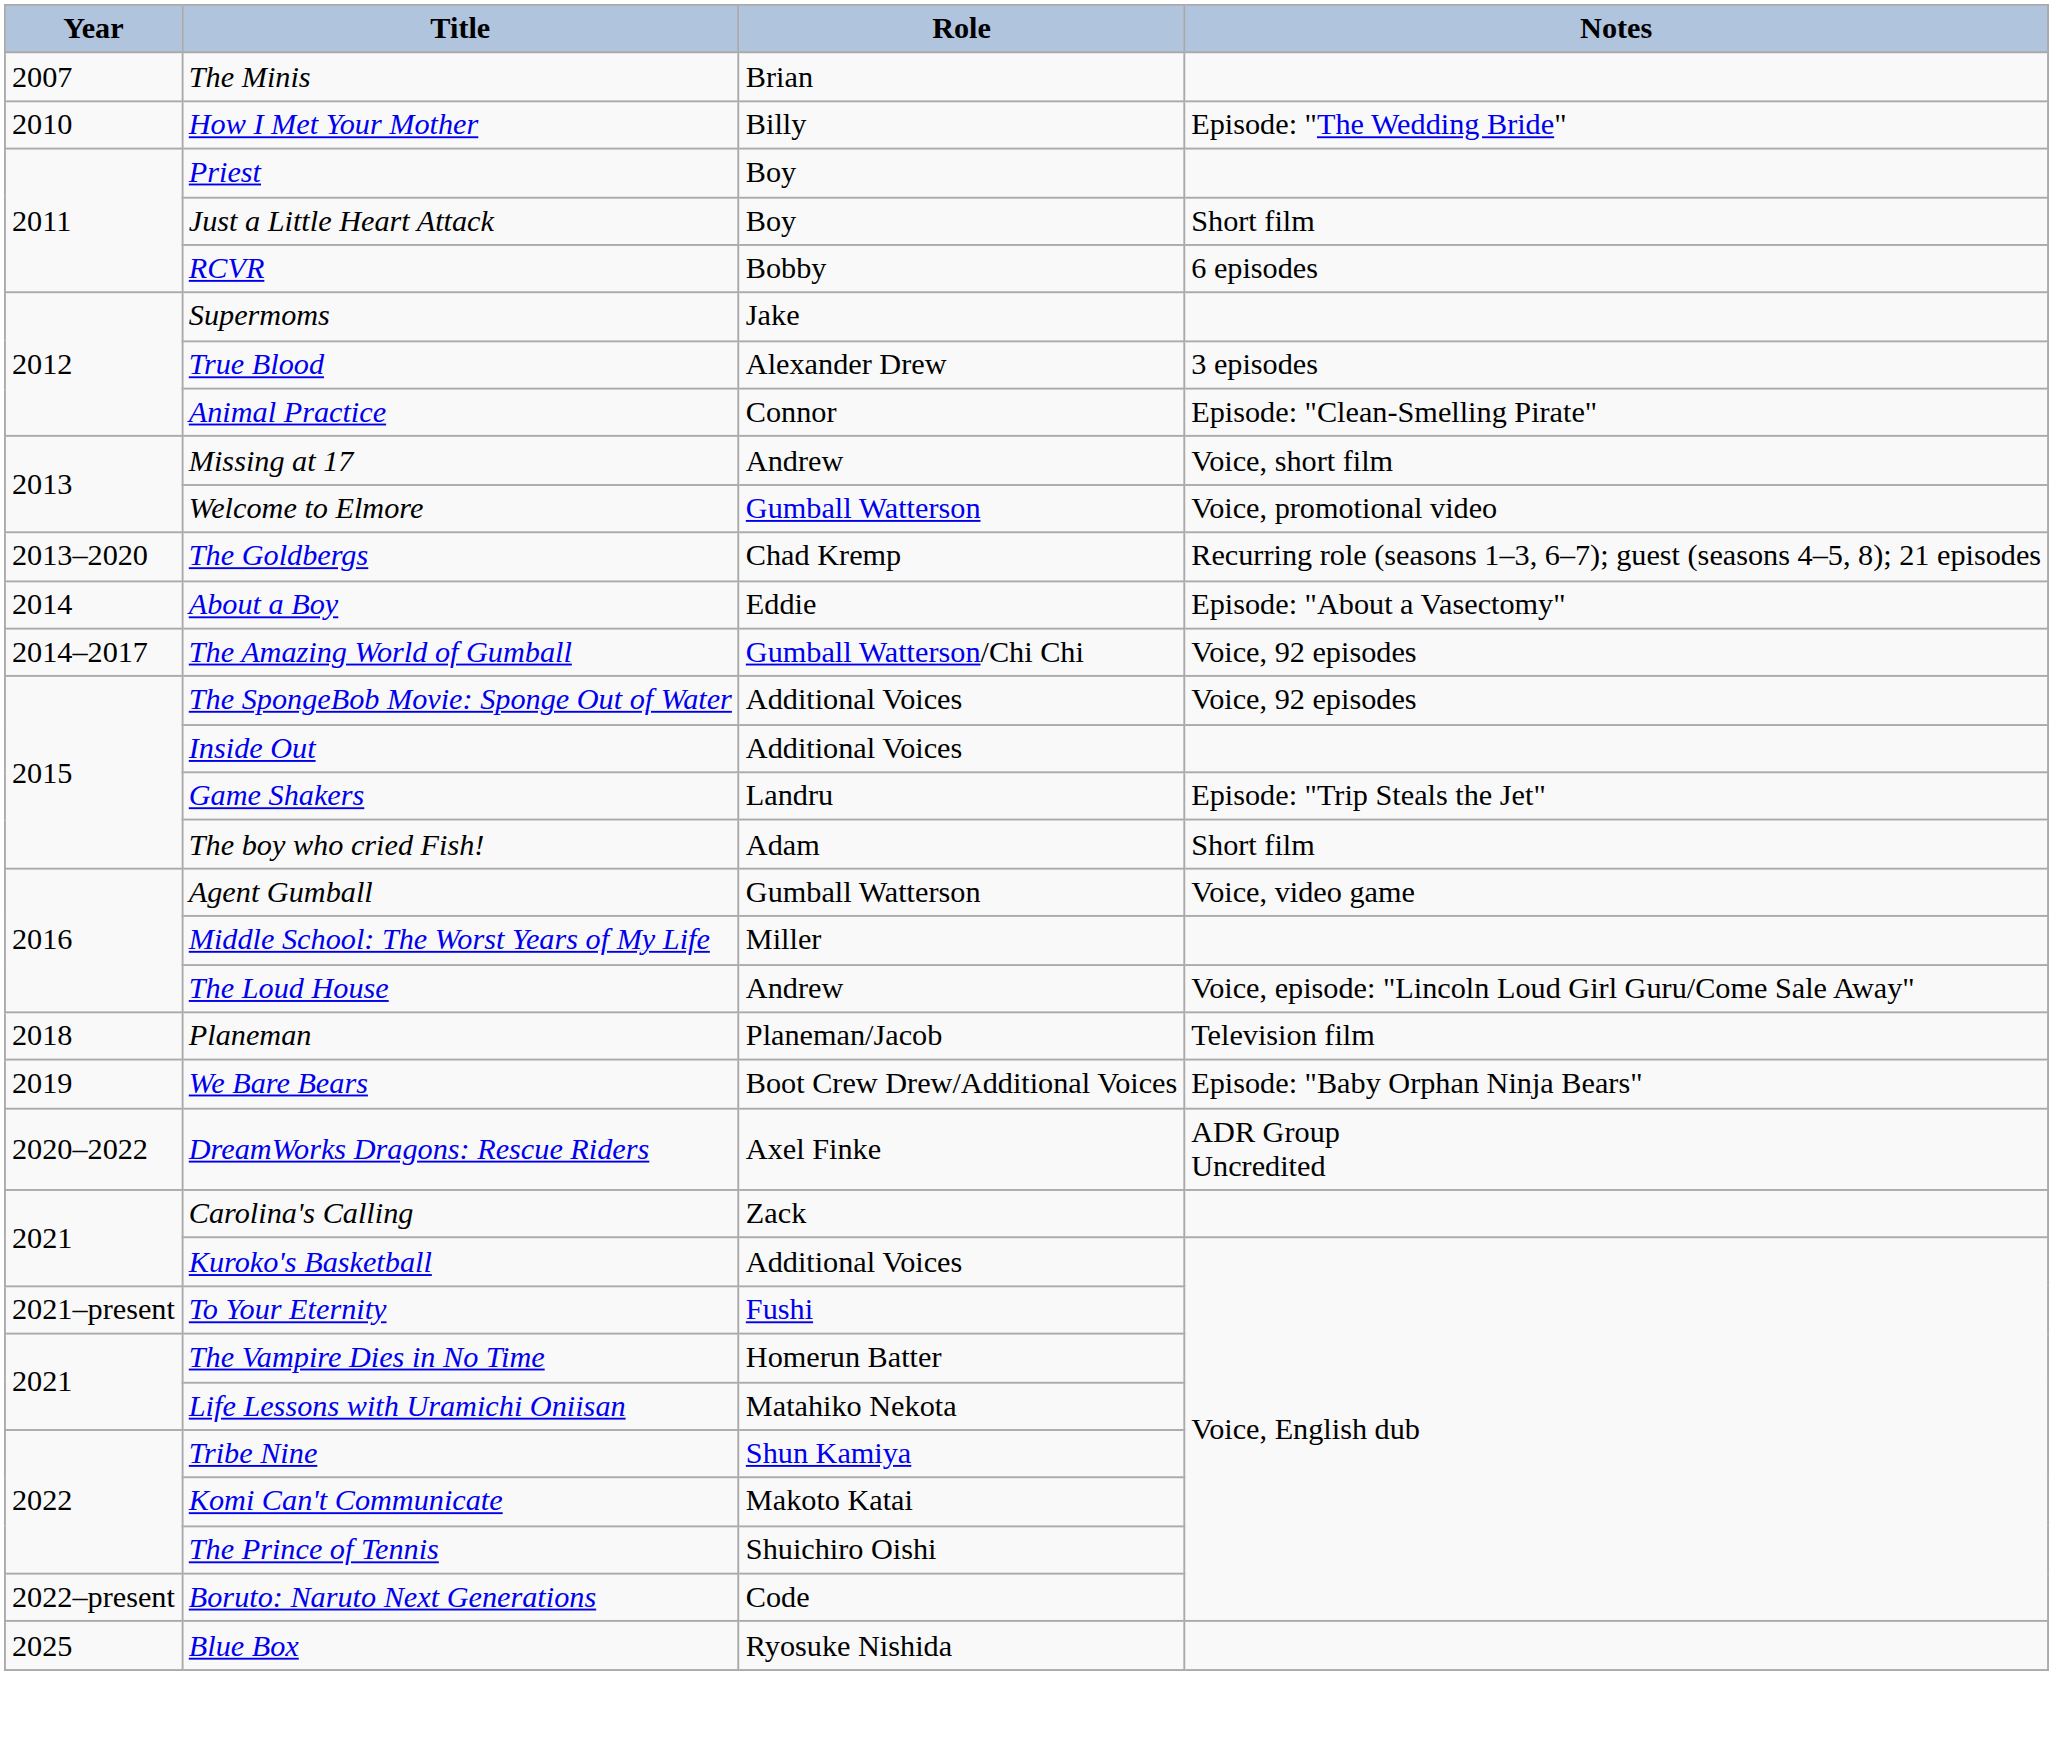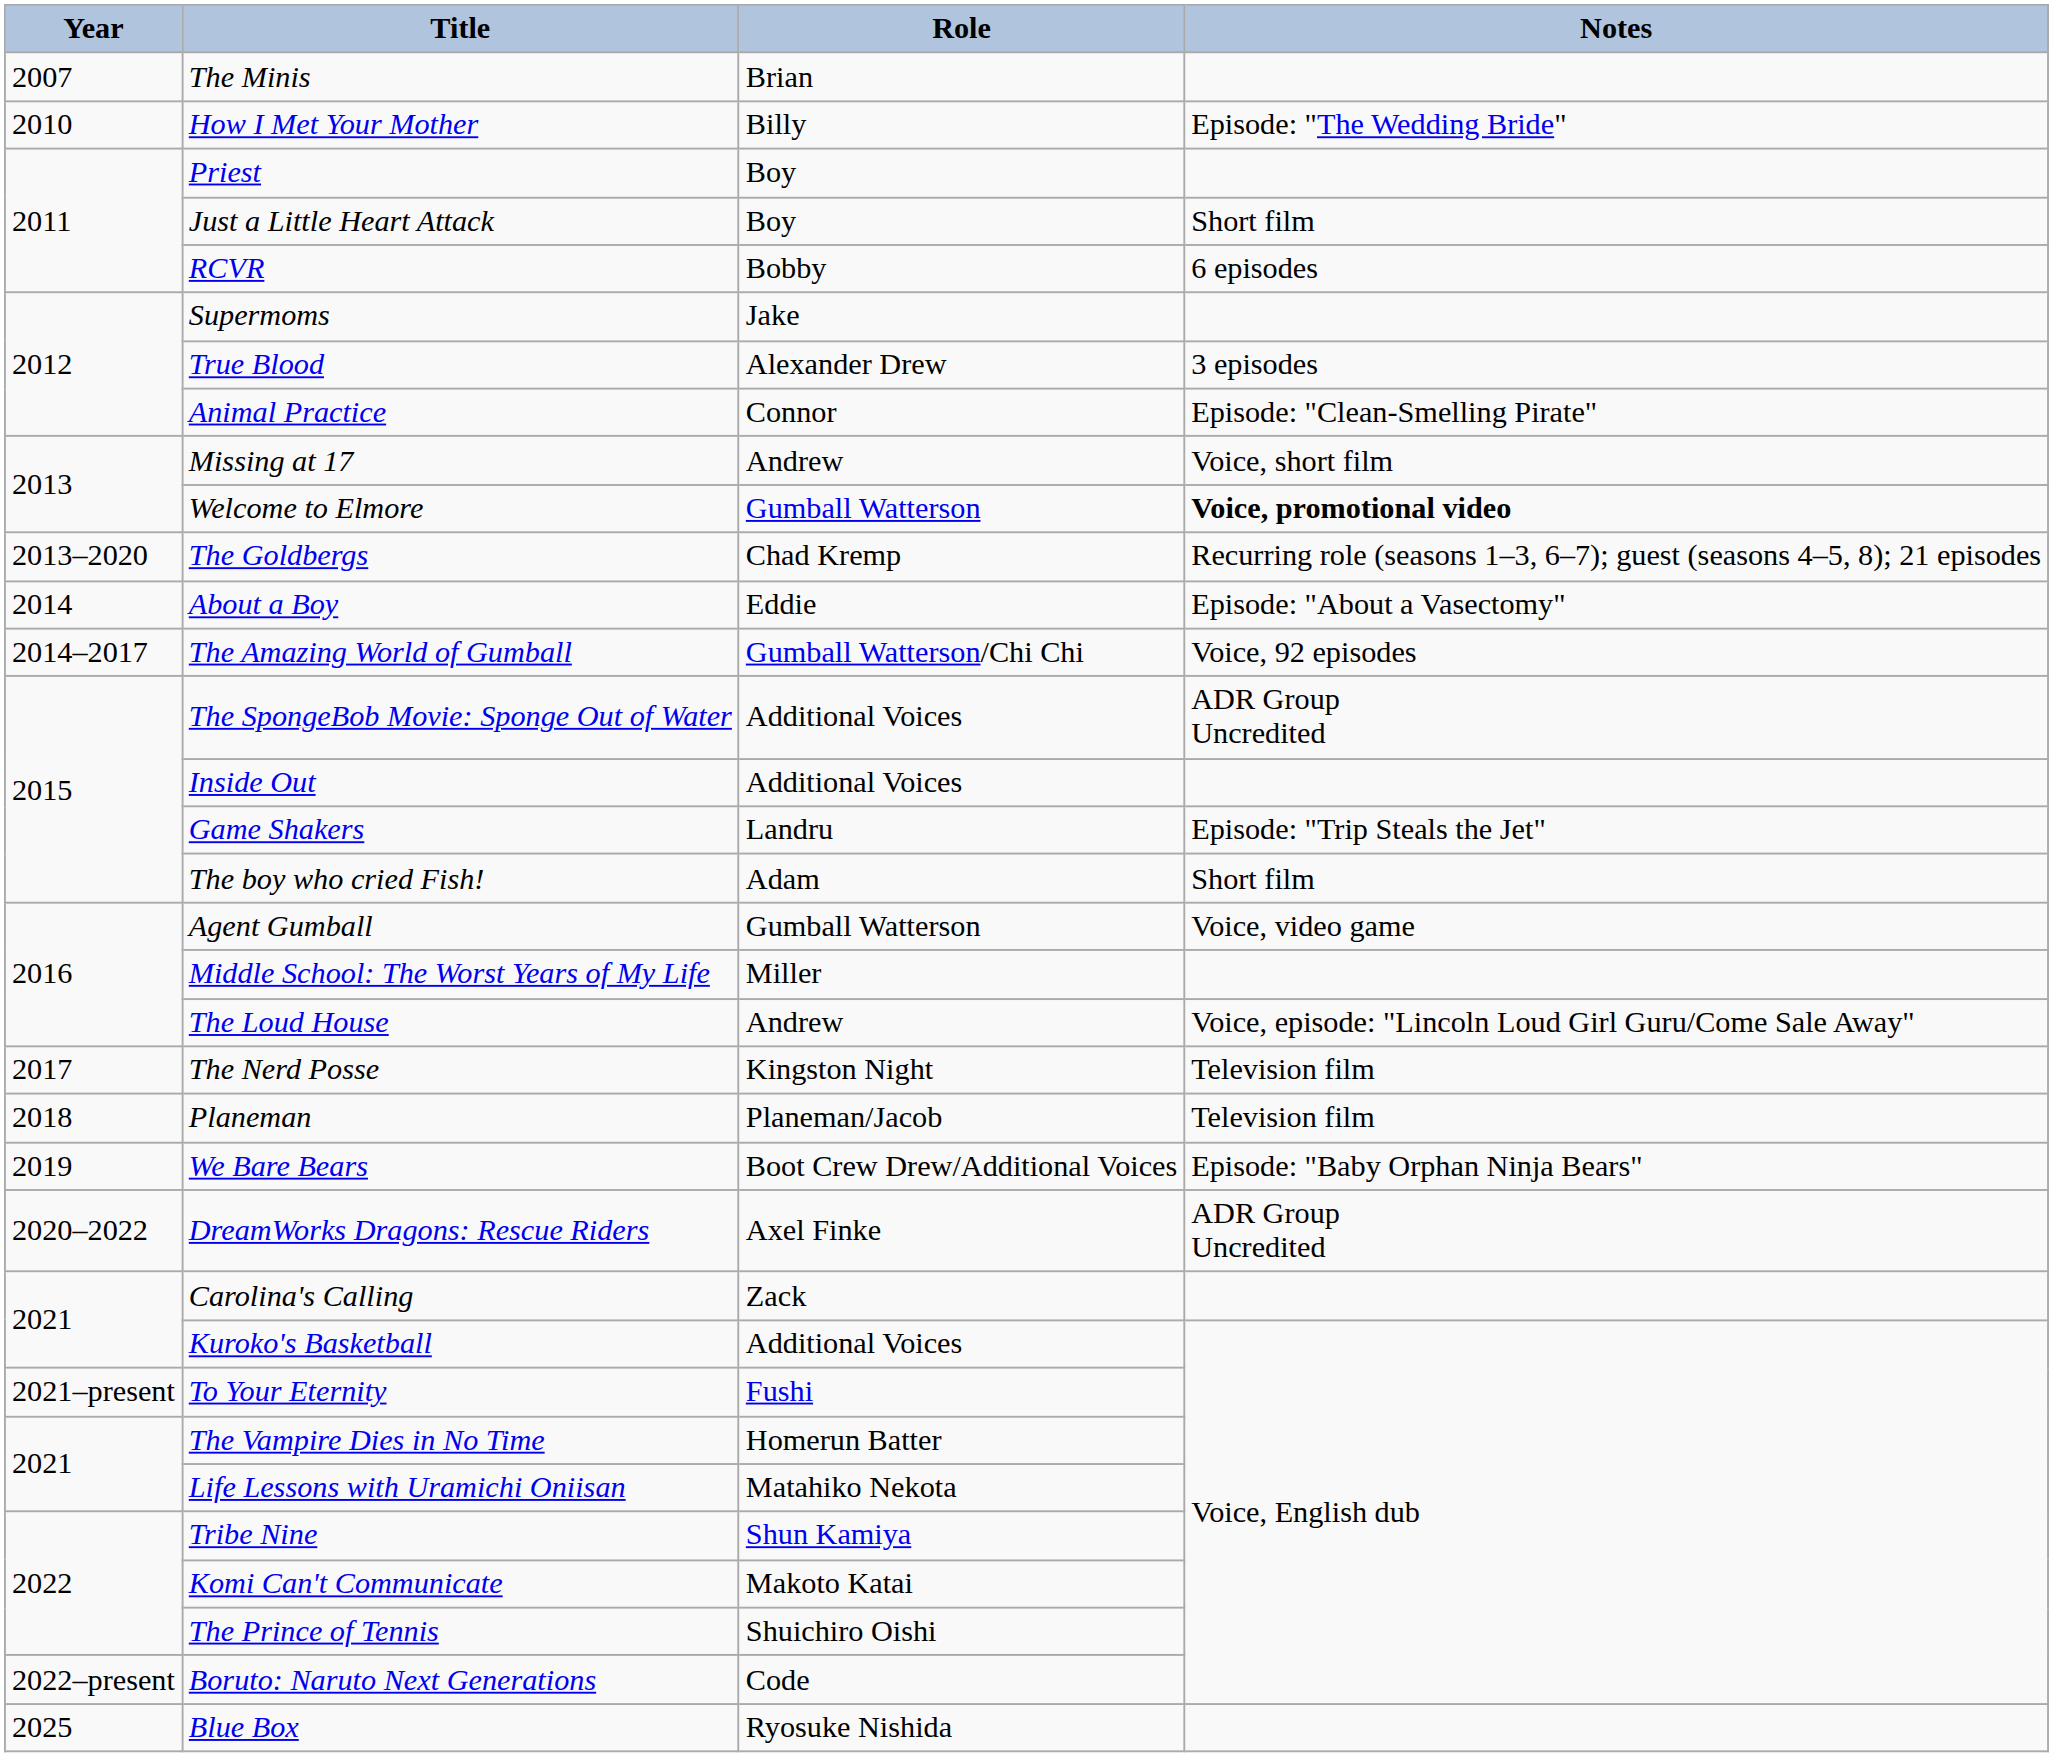(1344, 508) normal -> (1351, 508) bold
(1304, 699) Voice, 92 episodes -> (1266, 716) ADR Group Uncredited
+ row: (284, 1069)
